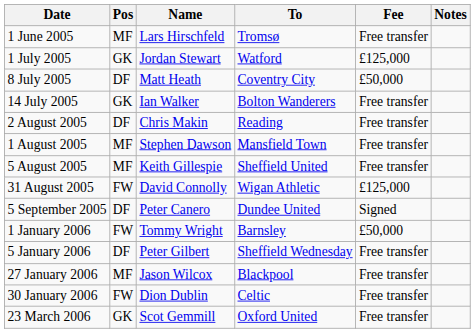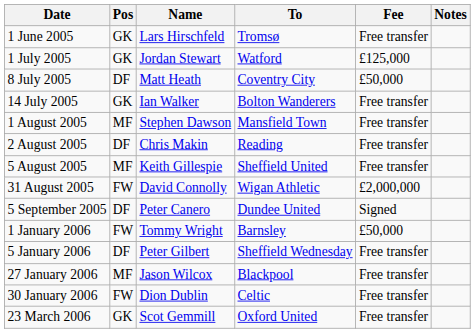(123, 36) MF -> (123, 36) GK
rows swapped: (47, 144) <-> (47, 123)
(384, 187) £125,000 -> (389, 187) £2,000,000
